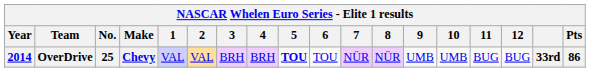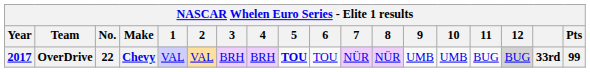(20, 56) 2014 -> (20, 56) 2017
(107, 56) 25 -> (107, 56) 22
(517, 56) no background -> (517, 56) lightgrey background
(574, 56) 86 -> (574, 56) 99
